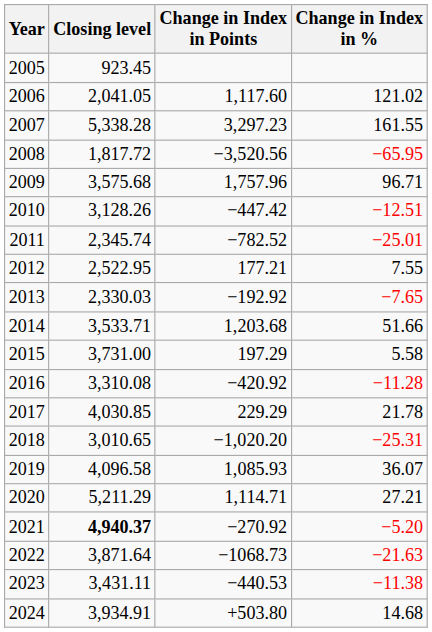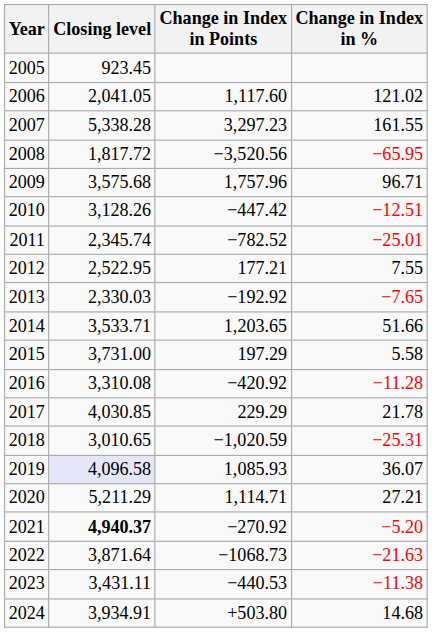(255, 325) 1,203.68 -> (255, 325) 1,203.65
(250, 440) −1,020.20 -> (250, 440) −1,020.59
(120, 469) no background -> (120, 469) lavender background
